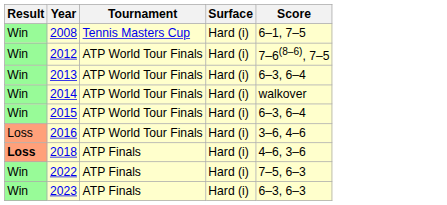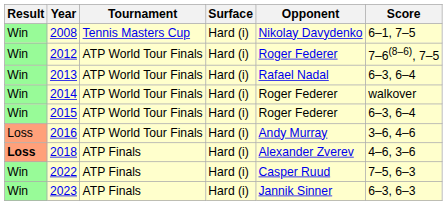+ column: (311, 14)
